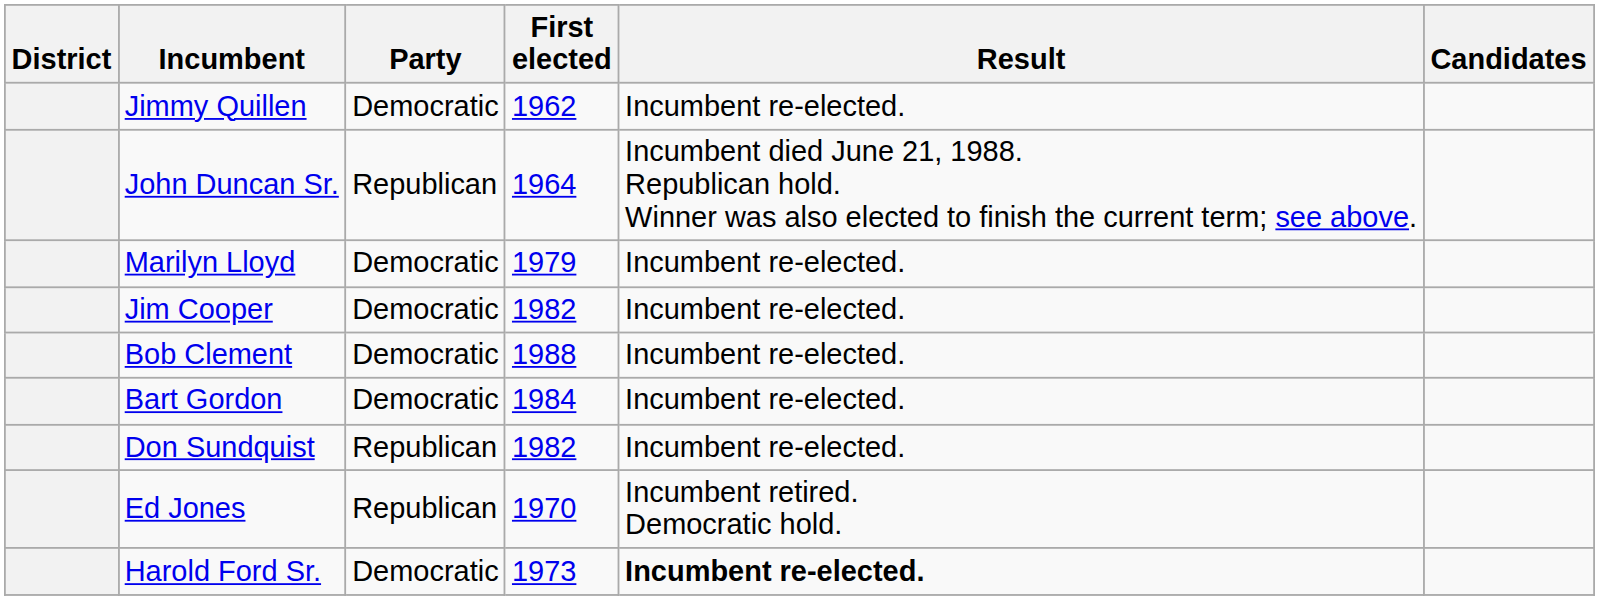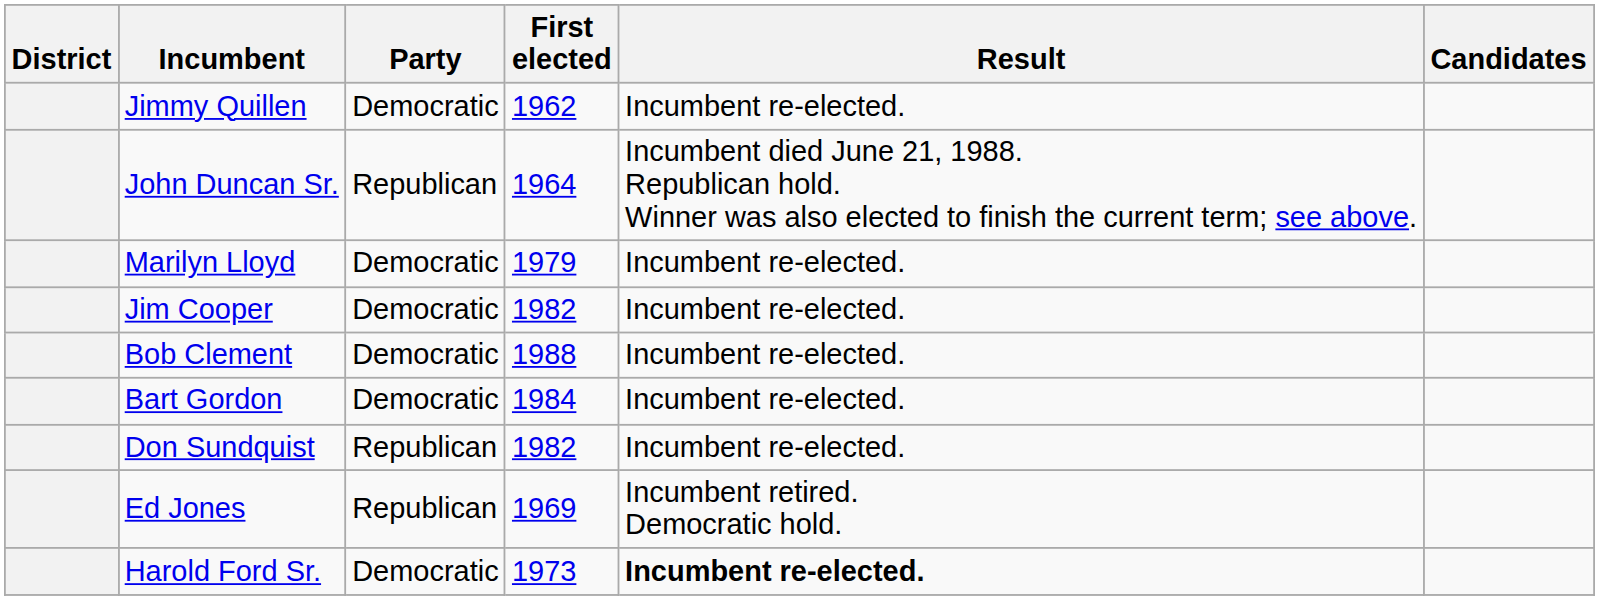(544, 508) 1970 -> (544, 508) 1969
